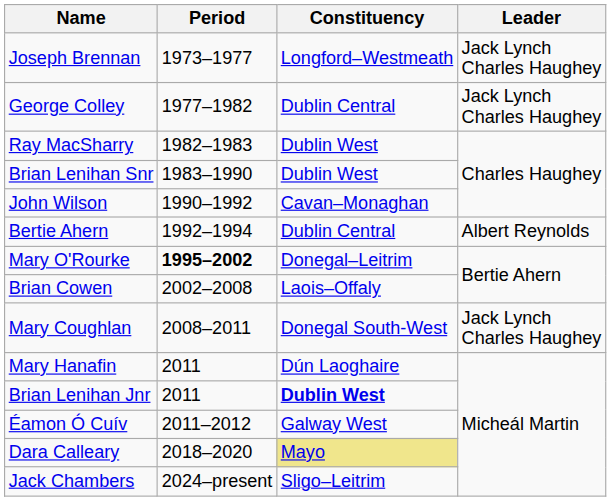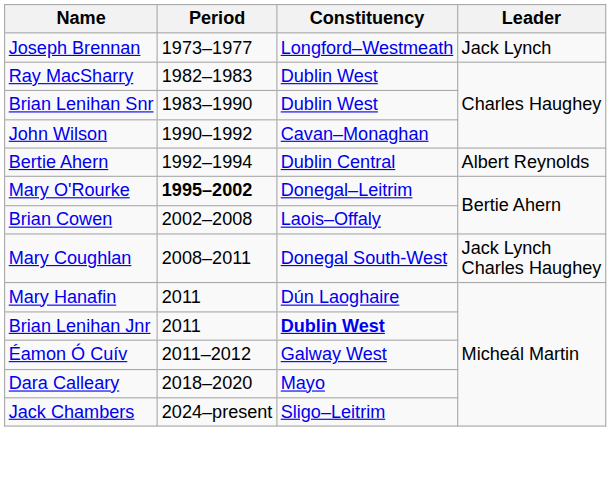(531, 57) Jack Lynch Charles Haughey -> (506, 47) Jack Lynch
- row: (67, 106)
(303, 452) khaki background -> (303, 383) no background
